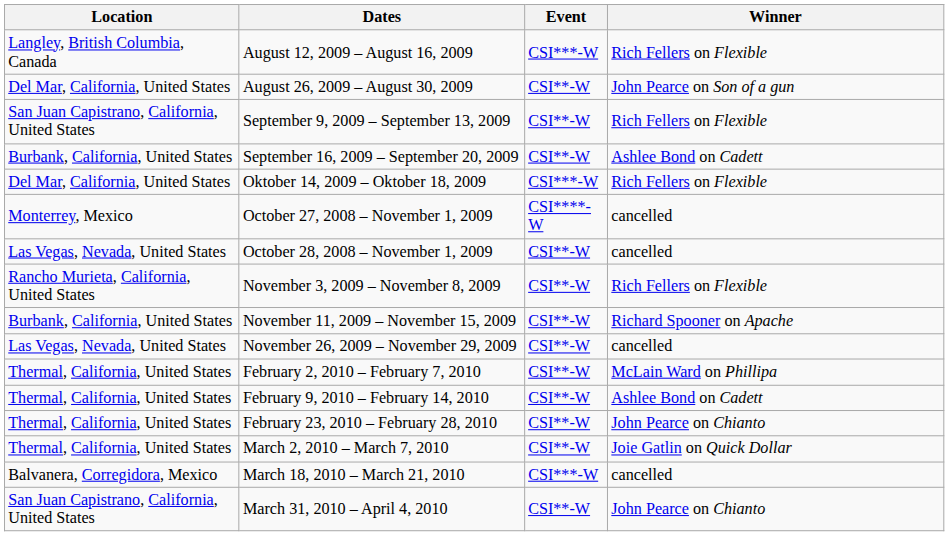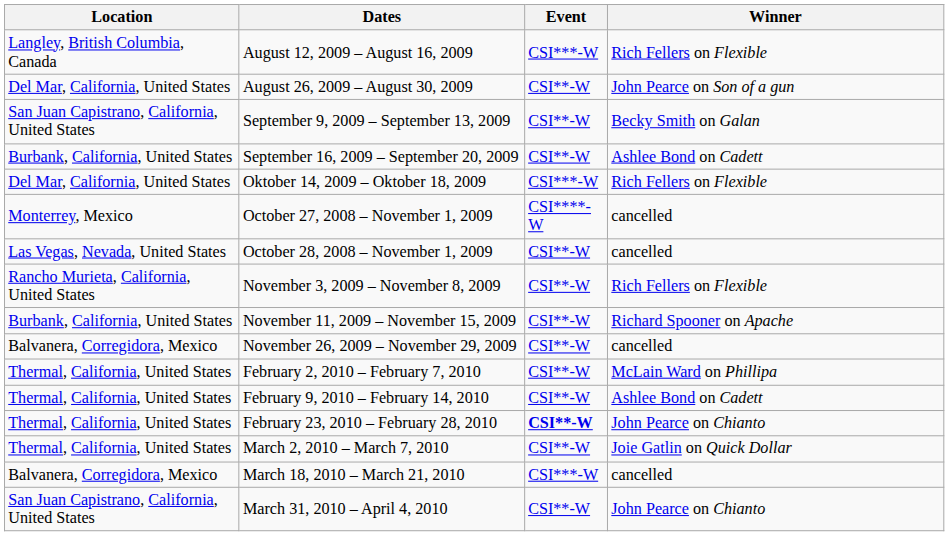(689, 121) Rich Fellers on Flexible -> (686, 121) Becky Smith on Galan
(117, 346) Las Vegas, Nevada, United States -> (113, 346) Balvanera, Corregidora, Mexico
(559, 423) normal -> (560, 423) bold
